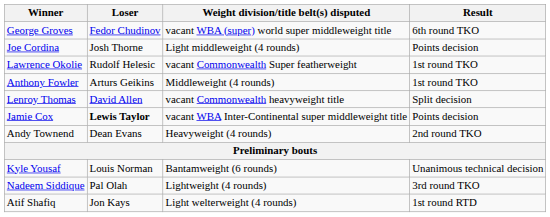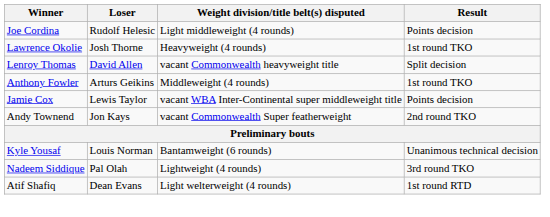- row: (40, 30)
(116, 47) Josh Thorne -> (122, 30) Rudolf Helesic
(122, 64) Rudolf Helesic -> (116, 47) Josh Thorne
(261, 64) vacant Commonwealth Super featherweight -> (213, 47) Heavyweight (4 rounds)
rows swapped: (43, 82) <-> (41, 99)
(120, 116) bold -> (118, 99) normal
(116, 133) Dean Evans -> (110, 116) Jon Kays
(218, 133) Heavyweight (4 rounds) -> (256, 116) vacant Commonwealth Super featherweight
(110, 202) Jon Kays -> (116, 185) Dean Evans
